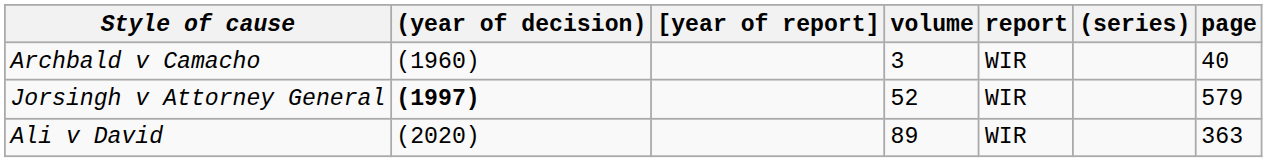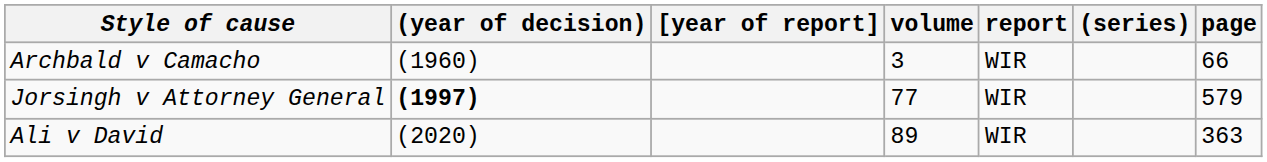(1215, 61) 40 -> (1215, 61) 66
(904, 99) 52 -> (904, 99) 77
